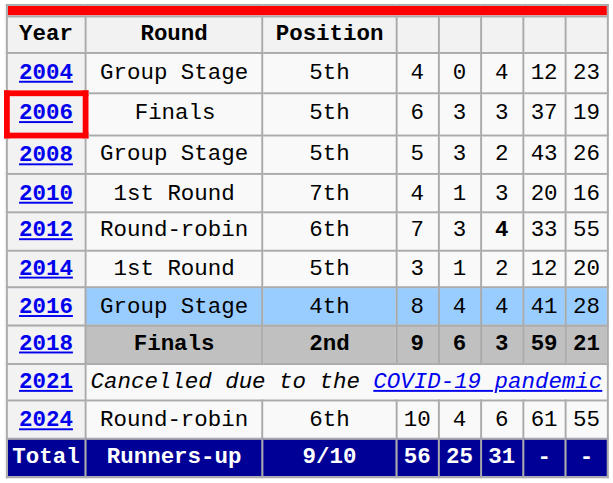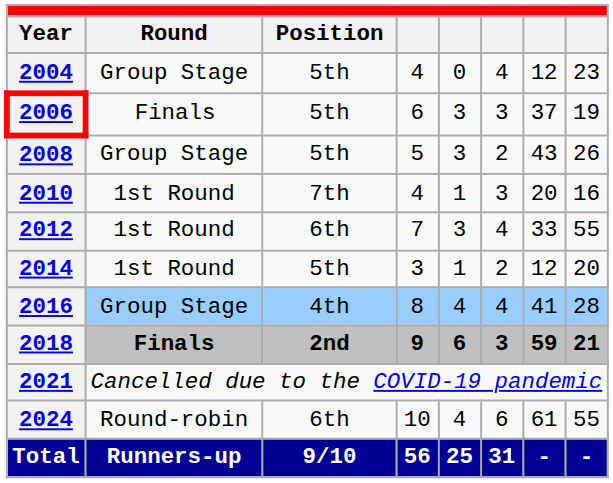(174, 231) Round-robin -> (174, 231) 1st Round
(502, 231) bold -> (502, 231) normal
